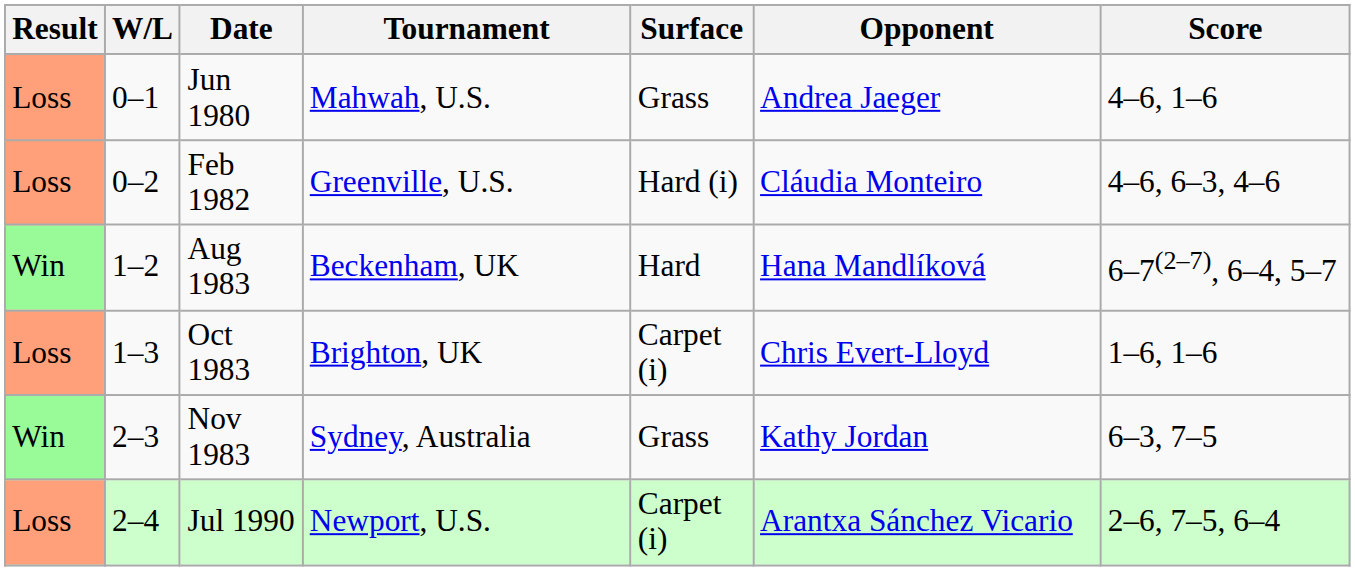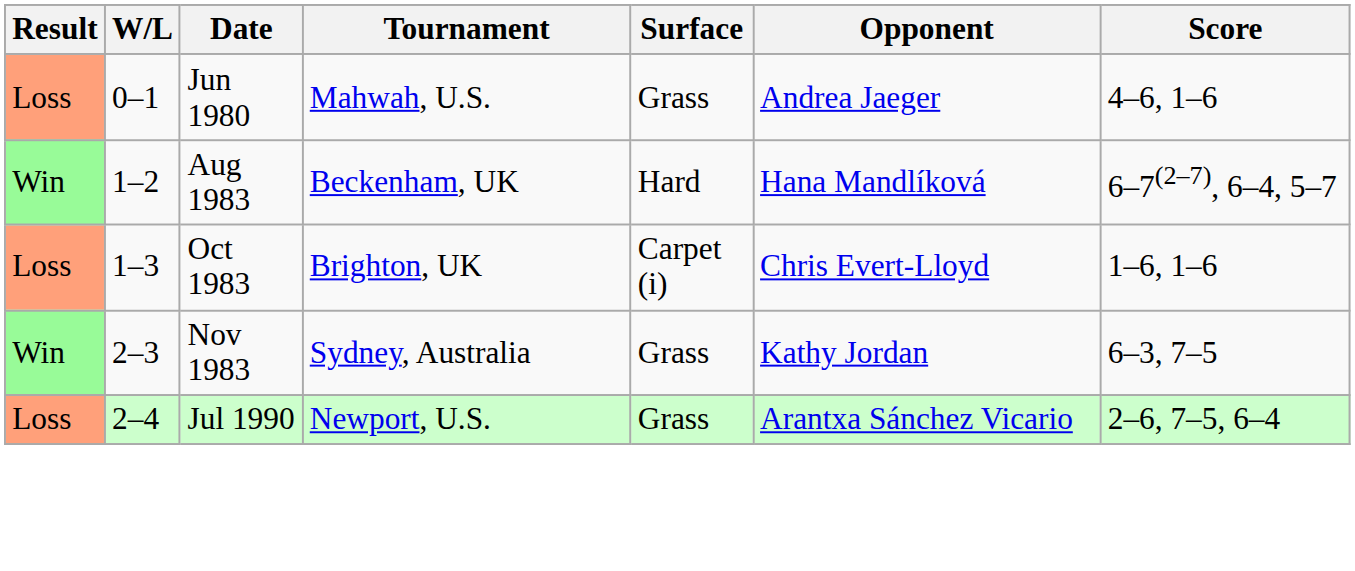- row: (219, 181)
(680, 521) Carpet (i) -> (674, 419) Grass
